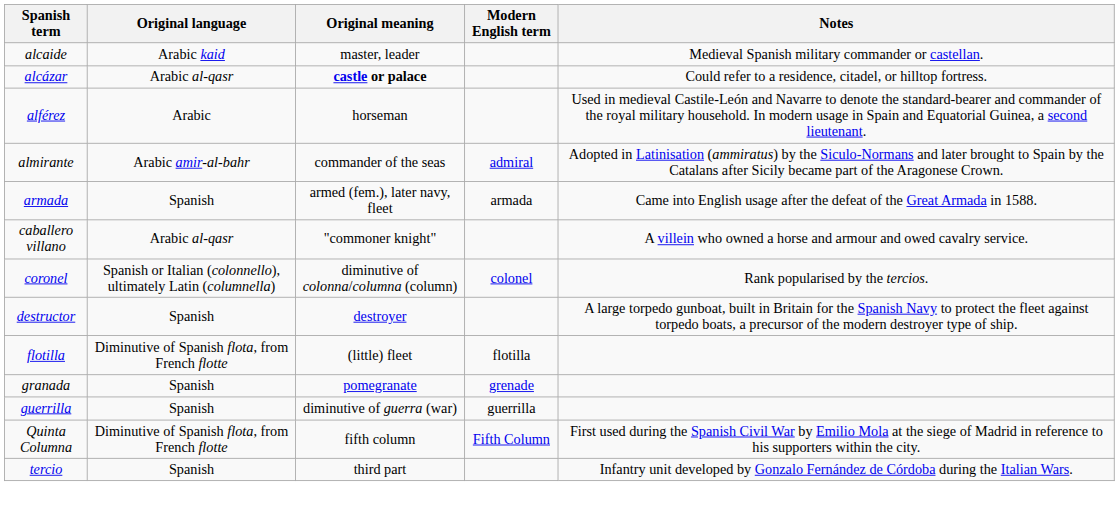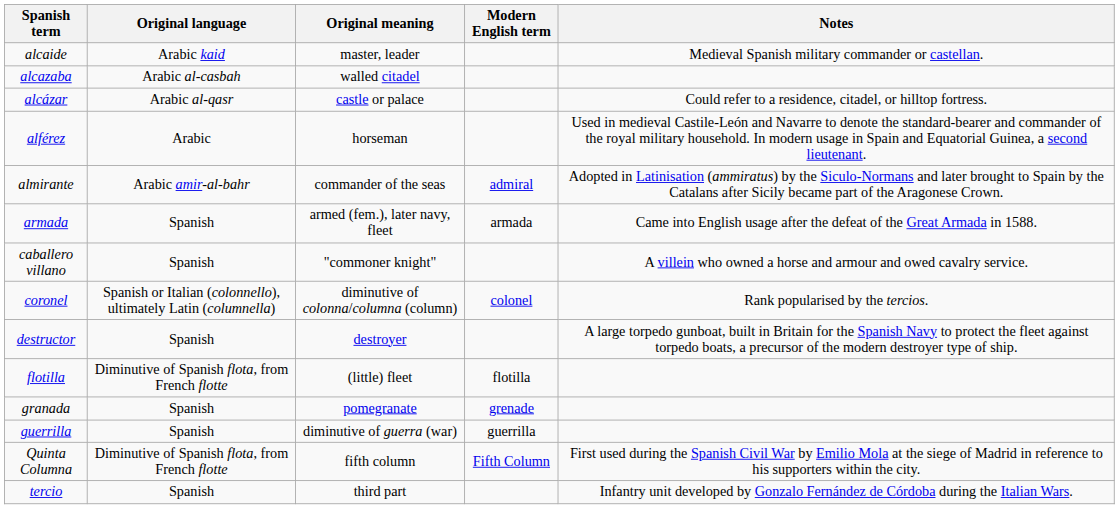+ row: (46, 76)
(380, 76) bold -> (380, 99) normal
(191, 239) Arabic al-qasr -> (191, 261) Spanish
